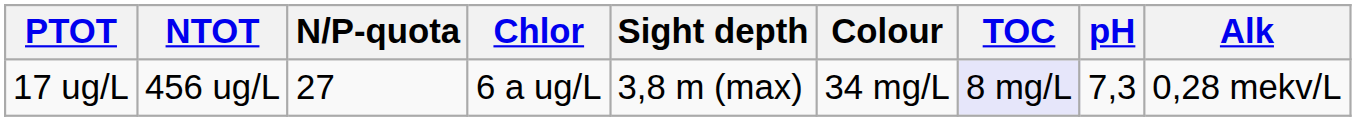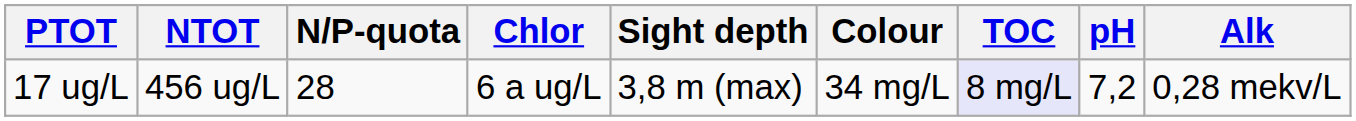(315, 87) 27 -> (315, 87) 28
(1112, 87) 7,3 -> (1112, 87) 7,2
